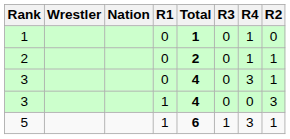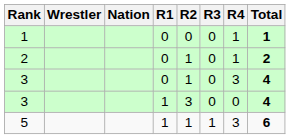columns swapped: (274, 15) <-> (196, 15)
